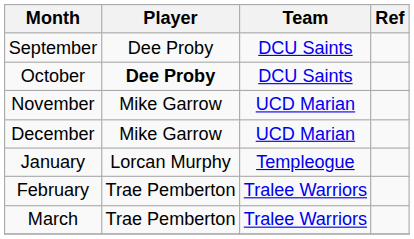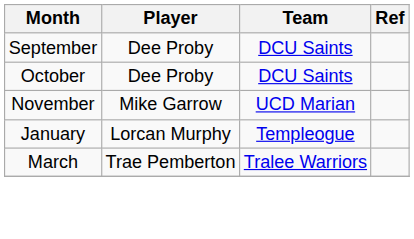(170, 76) bold -> (170, 76) normal
- row: (53, 133)
- row: (53, 190)
